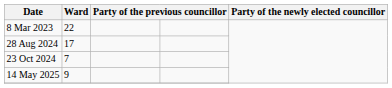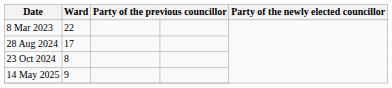(67, 59) 7 -> (67, 59) 8
